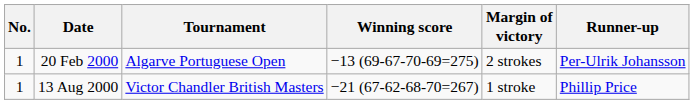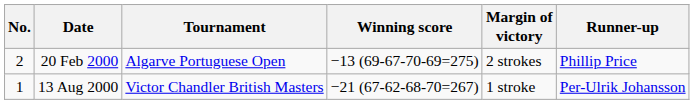(20, 61) 1 -> (20, 61) 2
(623, 61) Per-Ulrik Johansson -> (598, 61) Phillip Price
(598, 86) Phillip Price -> (623, 86) Per-Ulrik Johansson
